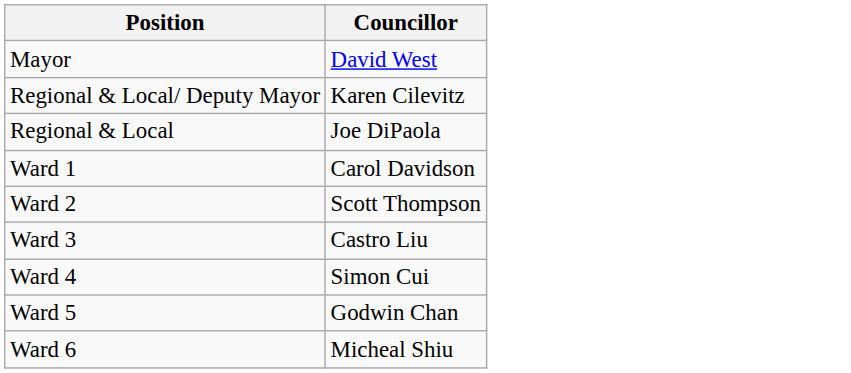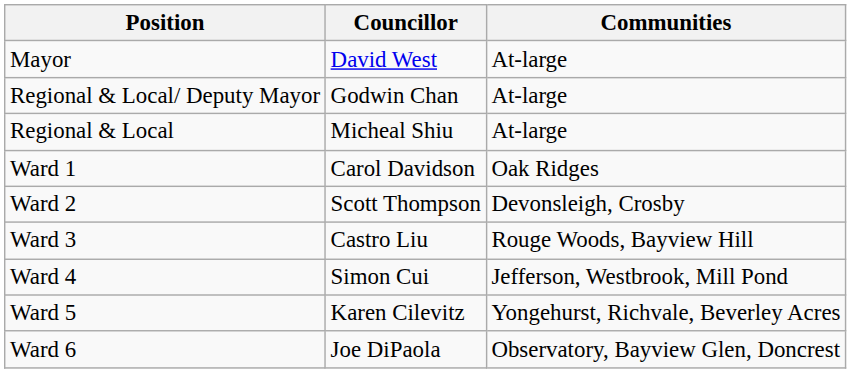+ column: (666, 22)
(398, 95) Karen Cilevitz -> (394, 95) Godwin Chan
(386, 131) Joe DiPaola -> (392, 131) Micheal Shiu
(394, 312) Godwin Chan -> (398, 312) Karen Cilevitz
(392, 349) Micheal Shiu -> (386, 349) Joe DiPaola
